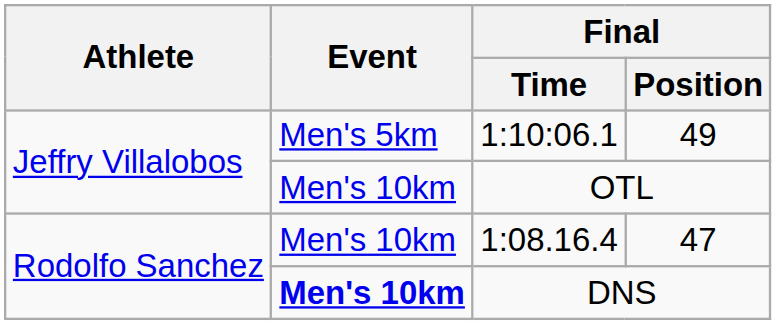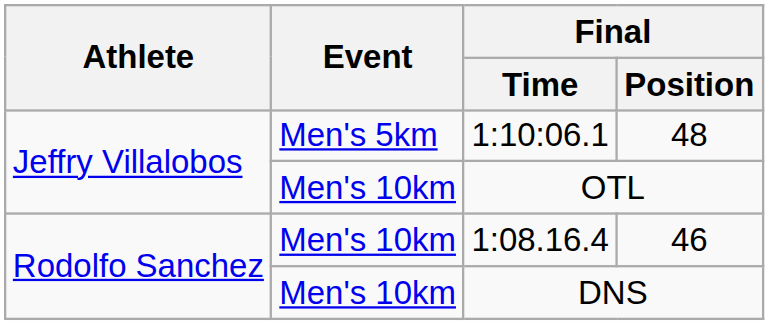(698, 136) 49 -> (689, 136) 48
(698, 240) 47 -> (689, 240) 46
(372, 292) bold -> (368, 292) normal
